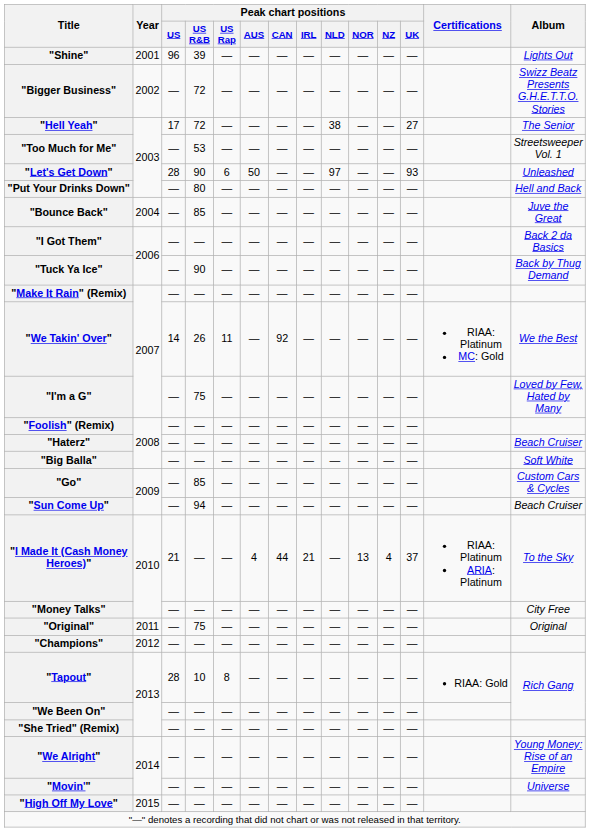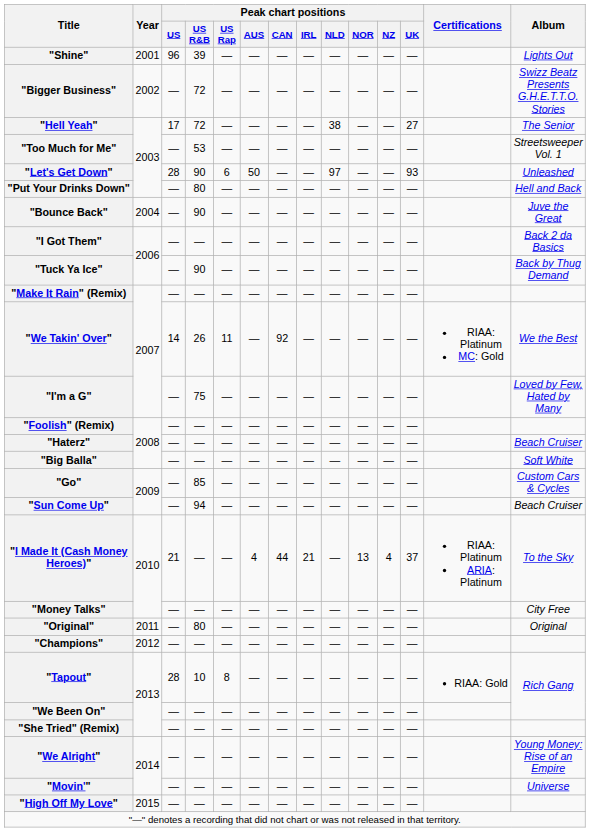(199, 212) 85 -> (199, 212) 90
(199, 626) 75 -> (199, 626) 80
